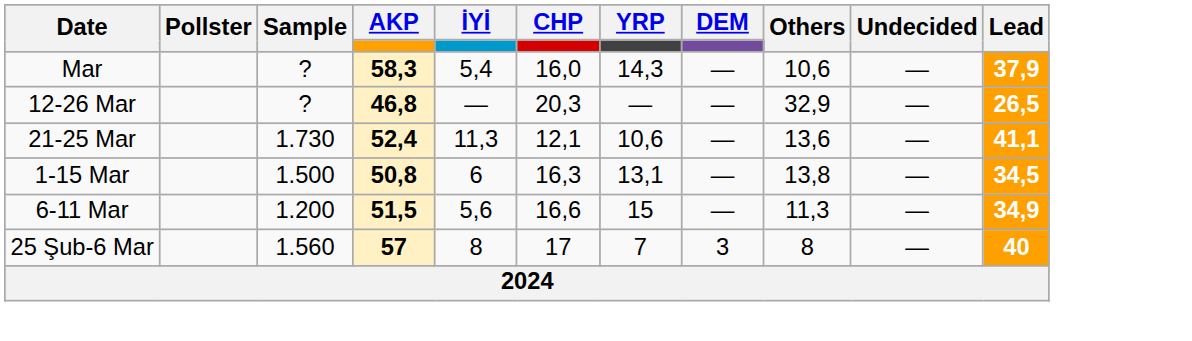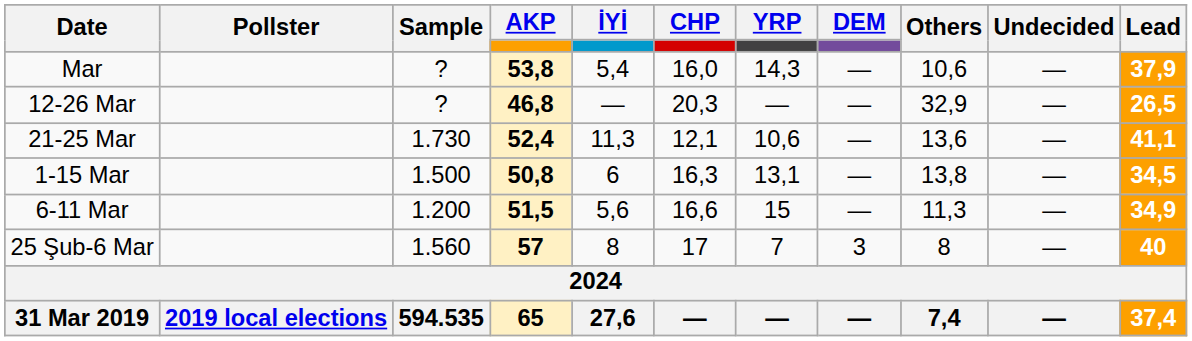(394, 68) 58,3 -> (531, 68) 53,8
+ row: (82, 317)
